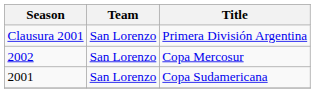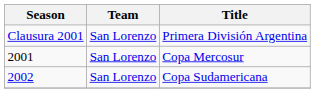(21, 56) 2002 -> (21, 56) 2001
(21, 77) 2001 -> (21, 77) 2002
